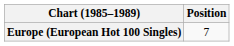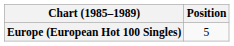(206, 31) 7 -> (206, 31) 5
